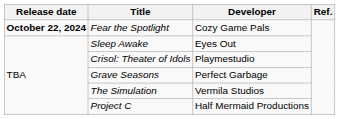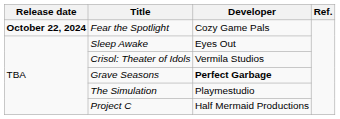(225, 59) Playmestudio -> (229, 59) Vermila Studios
(231, 75) normal -> (233, 75) bold
(229, 91) Vermila Studios -> (225, 91) Playmestudio
